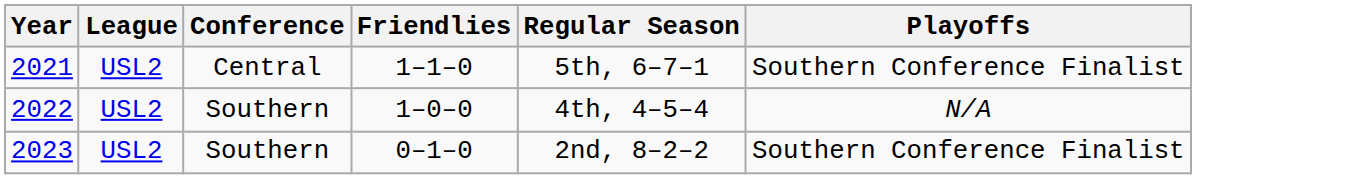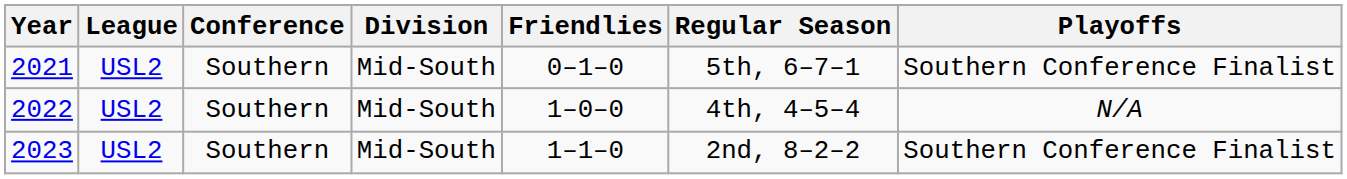+ column: (426, 26)
(267, 68) Central -> (267, 68) Southern
(434, 68) 1–1–0 -> (585, 68) 0–1–0
(434, 152) 0–1–0 -> (585, 152) 1–1–0
